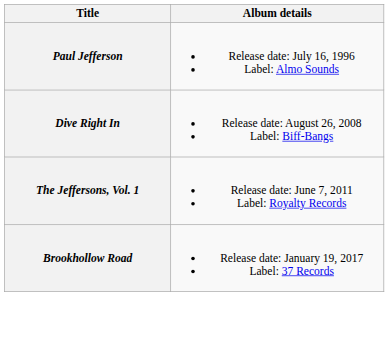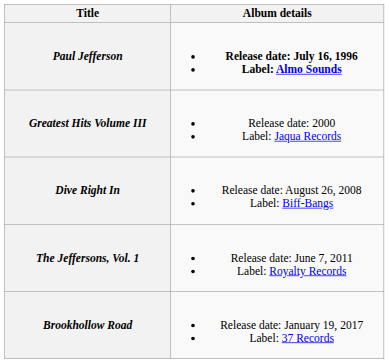(277, 63) normal -> (277, 63) bold
+ row: (88, 123)
